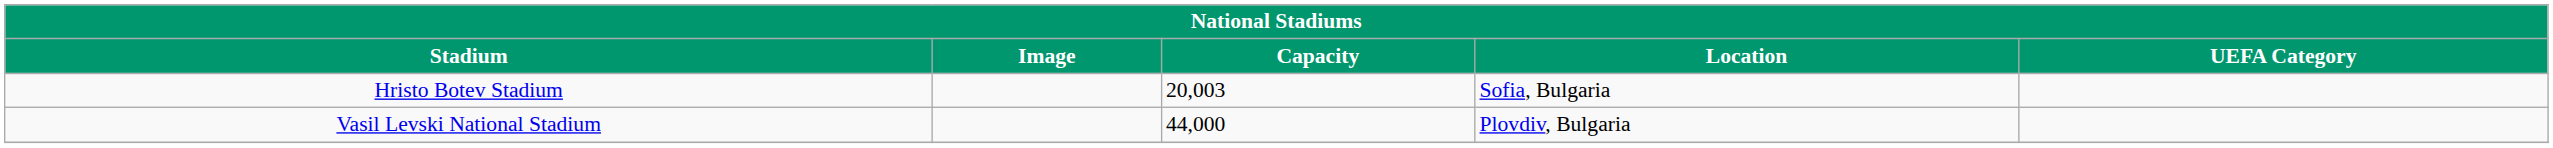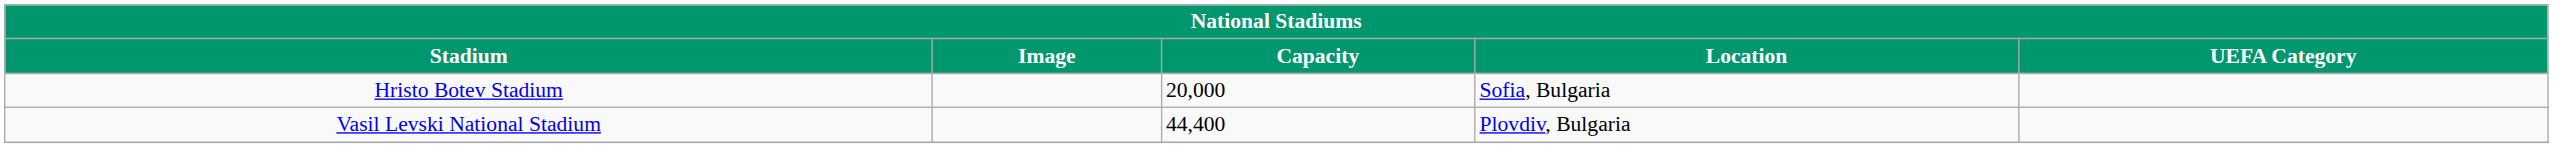(1196, 90) 20,003 -> (1196, 90) 20,000
(1196, 124) 44,000 -> (1196, 124) 44,400
